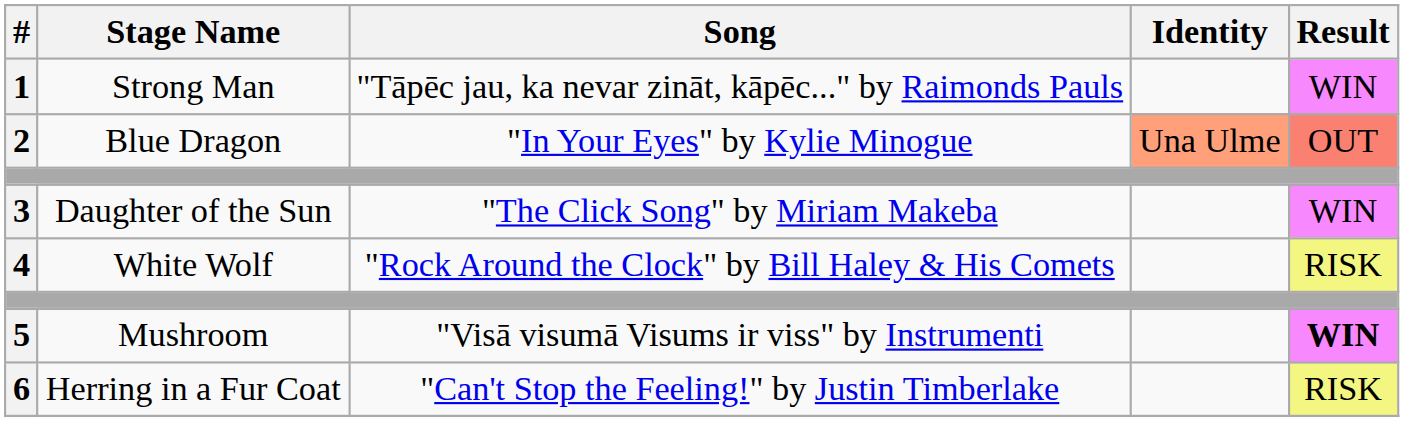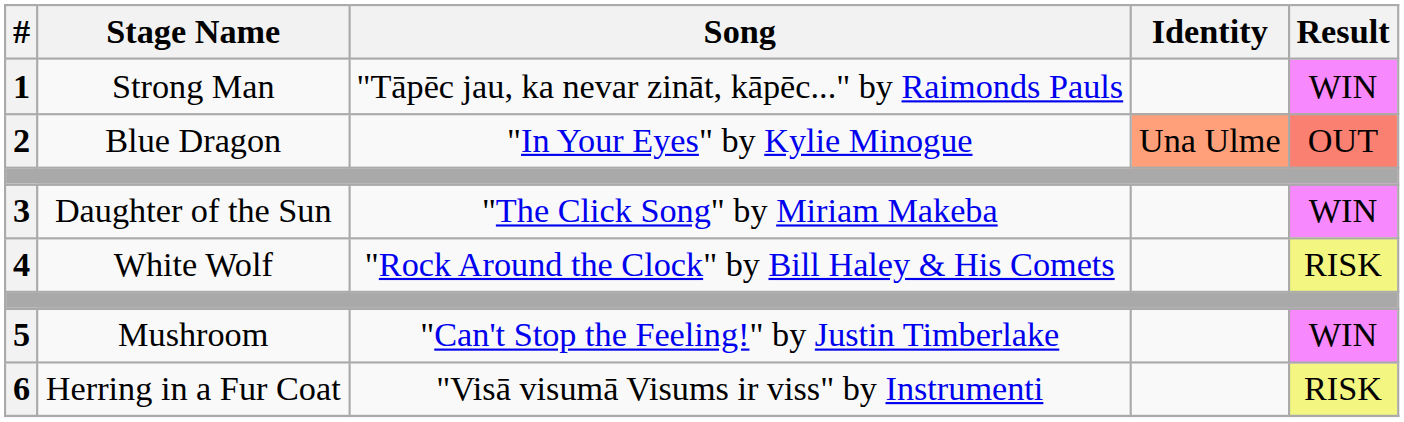(740, 334) "Visā visumā Visums ir viss" by Instrumenti -> (740, 334) "Can't Stop the Feeling!" by Justin Timberlake
(1343, 334) bold -> (1343, 334) normal
(740, 389) "Can't Stop the Feeling!" by Justin Timberlake -> (740, 389) "Visā visumā Visums ir viss" by Instrumenti
